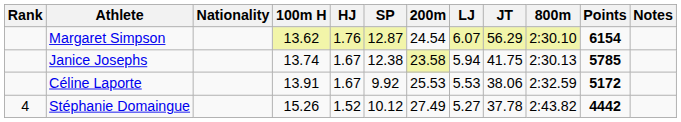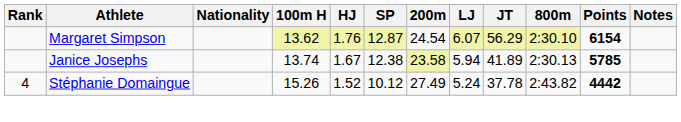(505, 60) 41.75 -> (505, 60) 41.89
- row: (95, 83)
(467, 106) 5.27 -> (467, 83) 5.24
